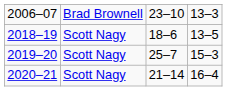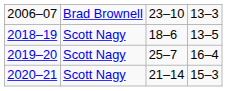(204, 55) 15–3 -> (204, 55) 16–4
(204, 75) 16–4 -> (204, 75) 15–3
